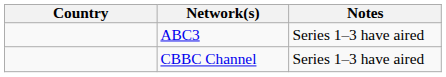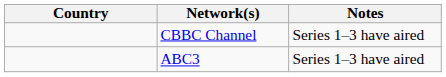rows swapped: (208, 59) <-> (180, 34)
